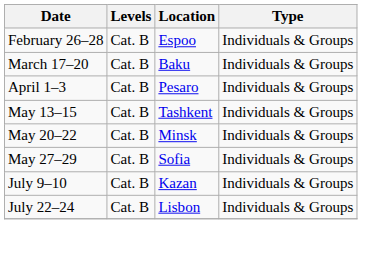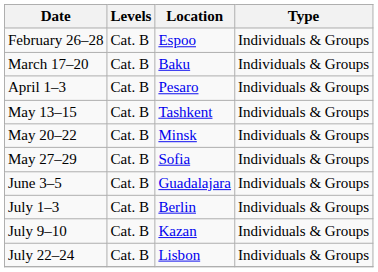+ row: (35, 183)
+ row: (34, 207)
